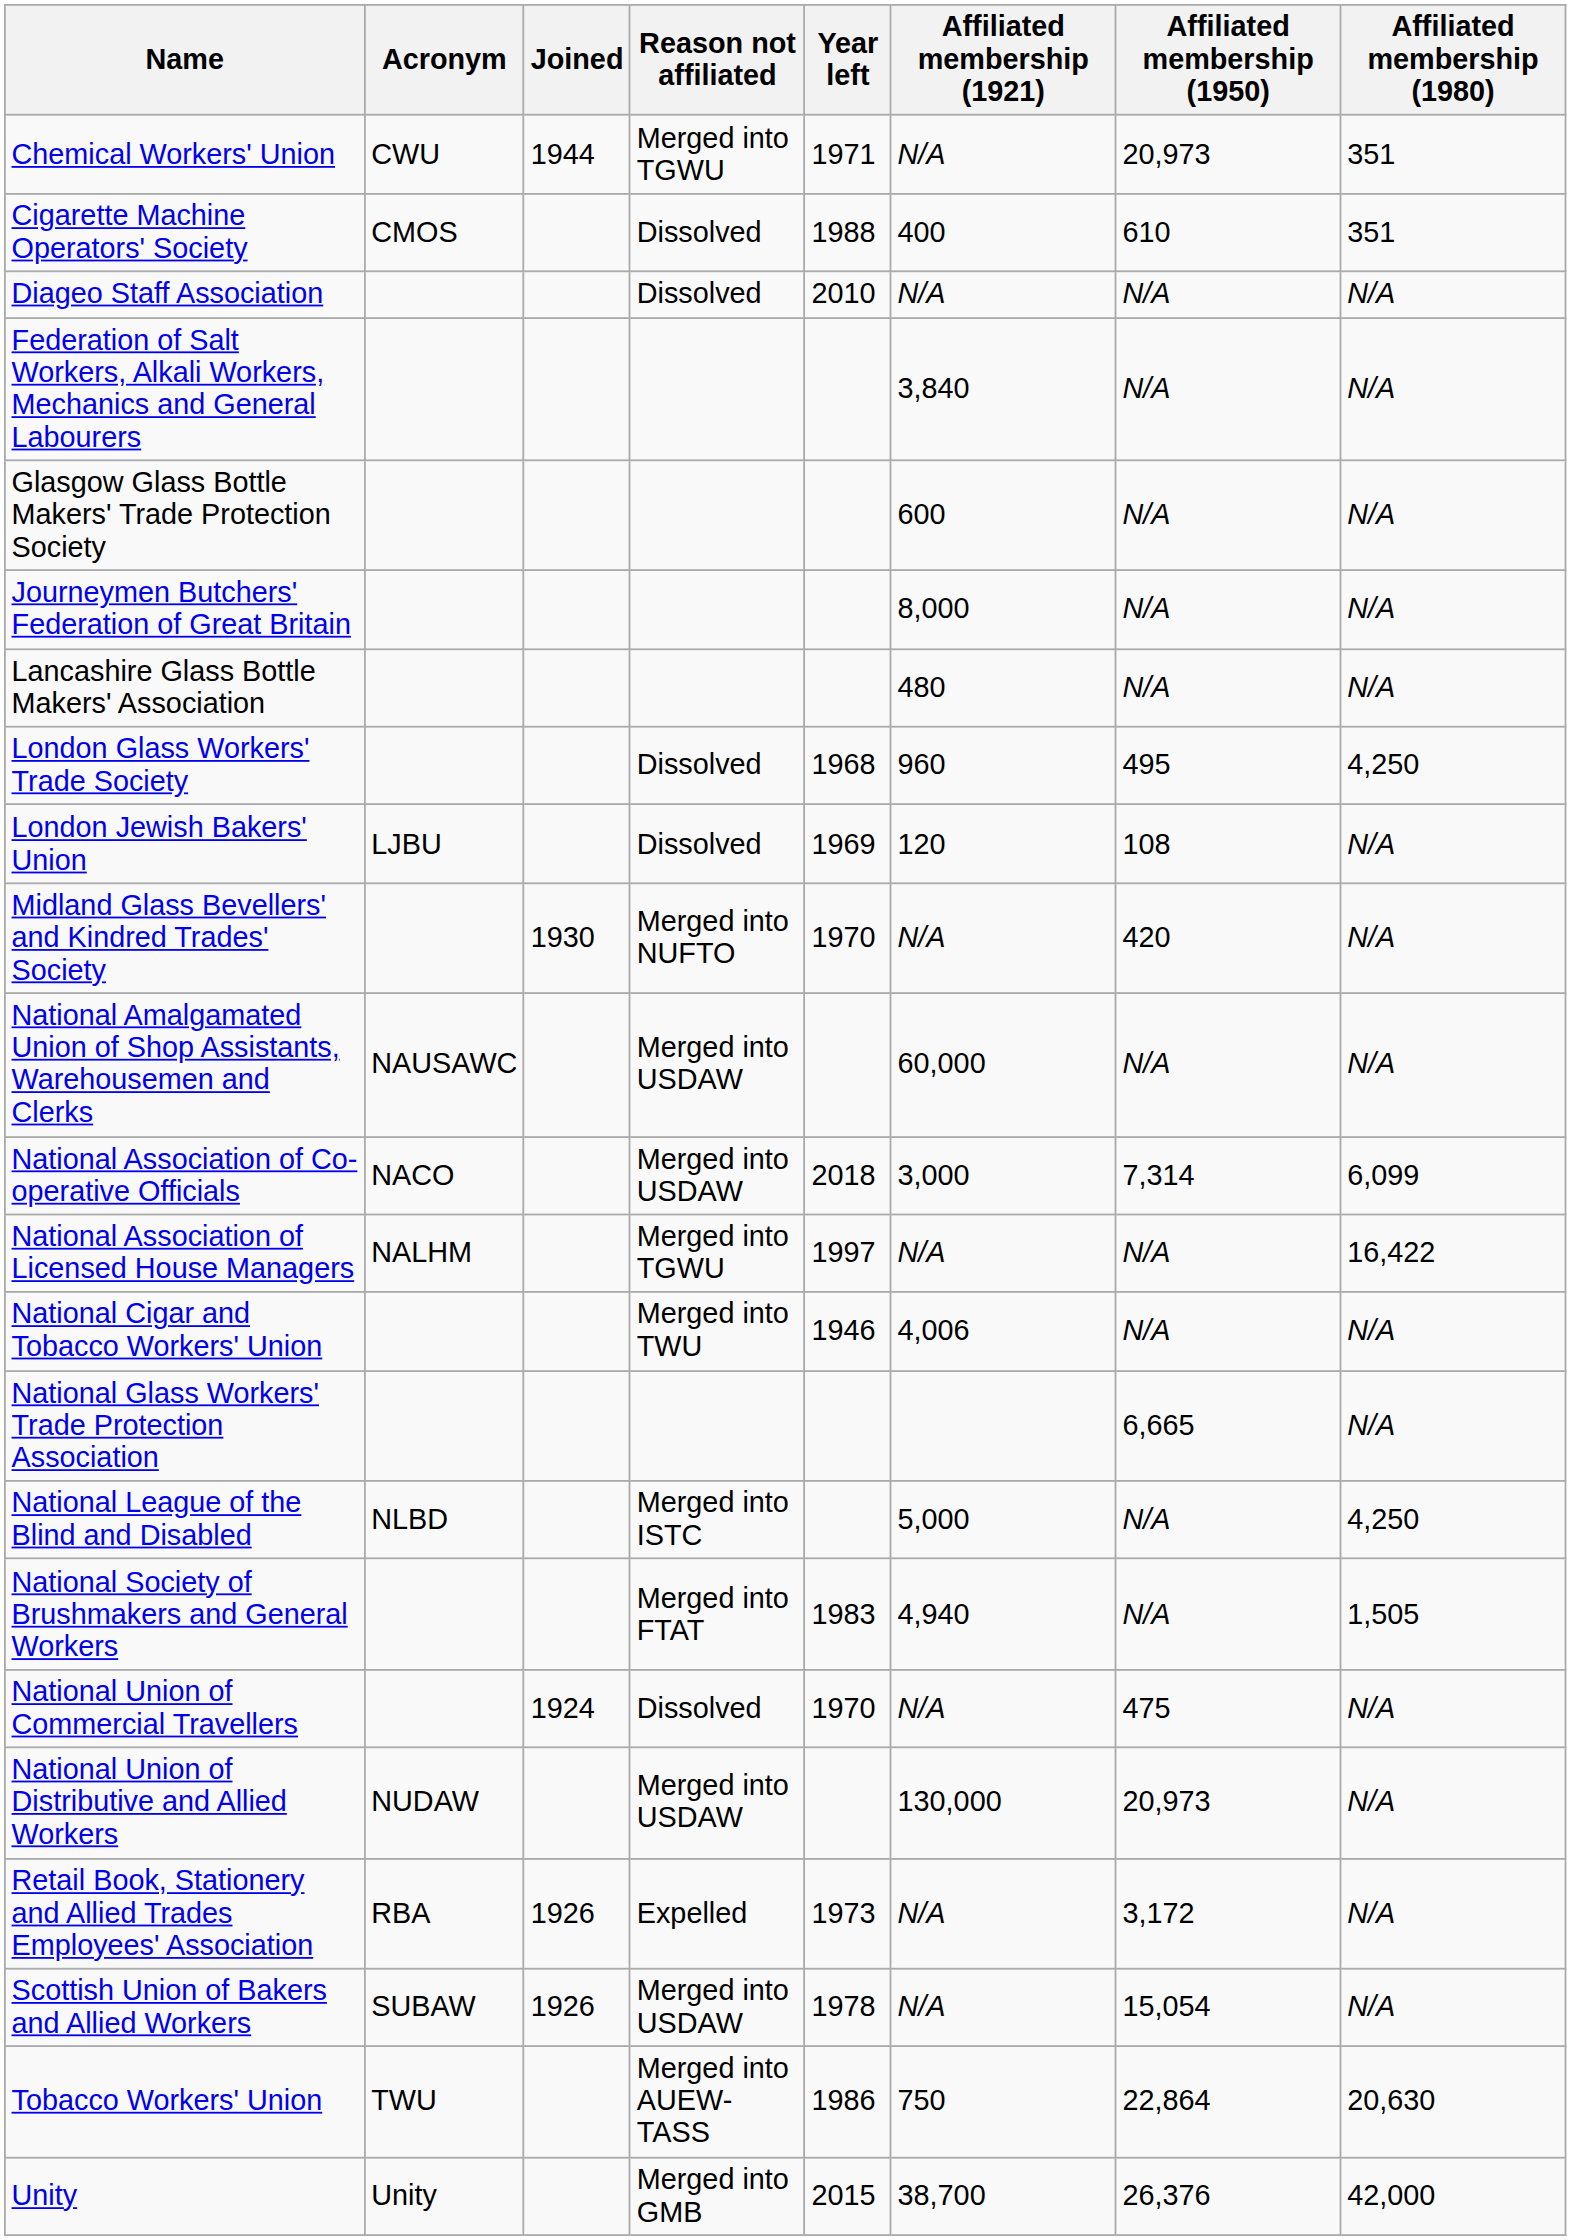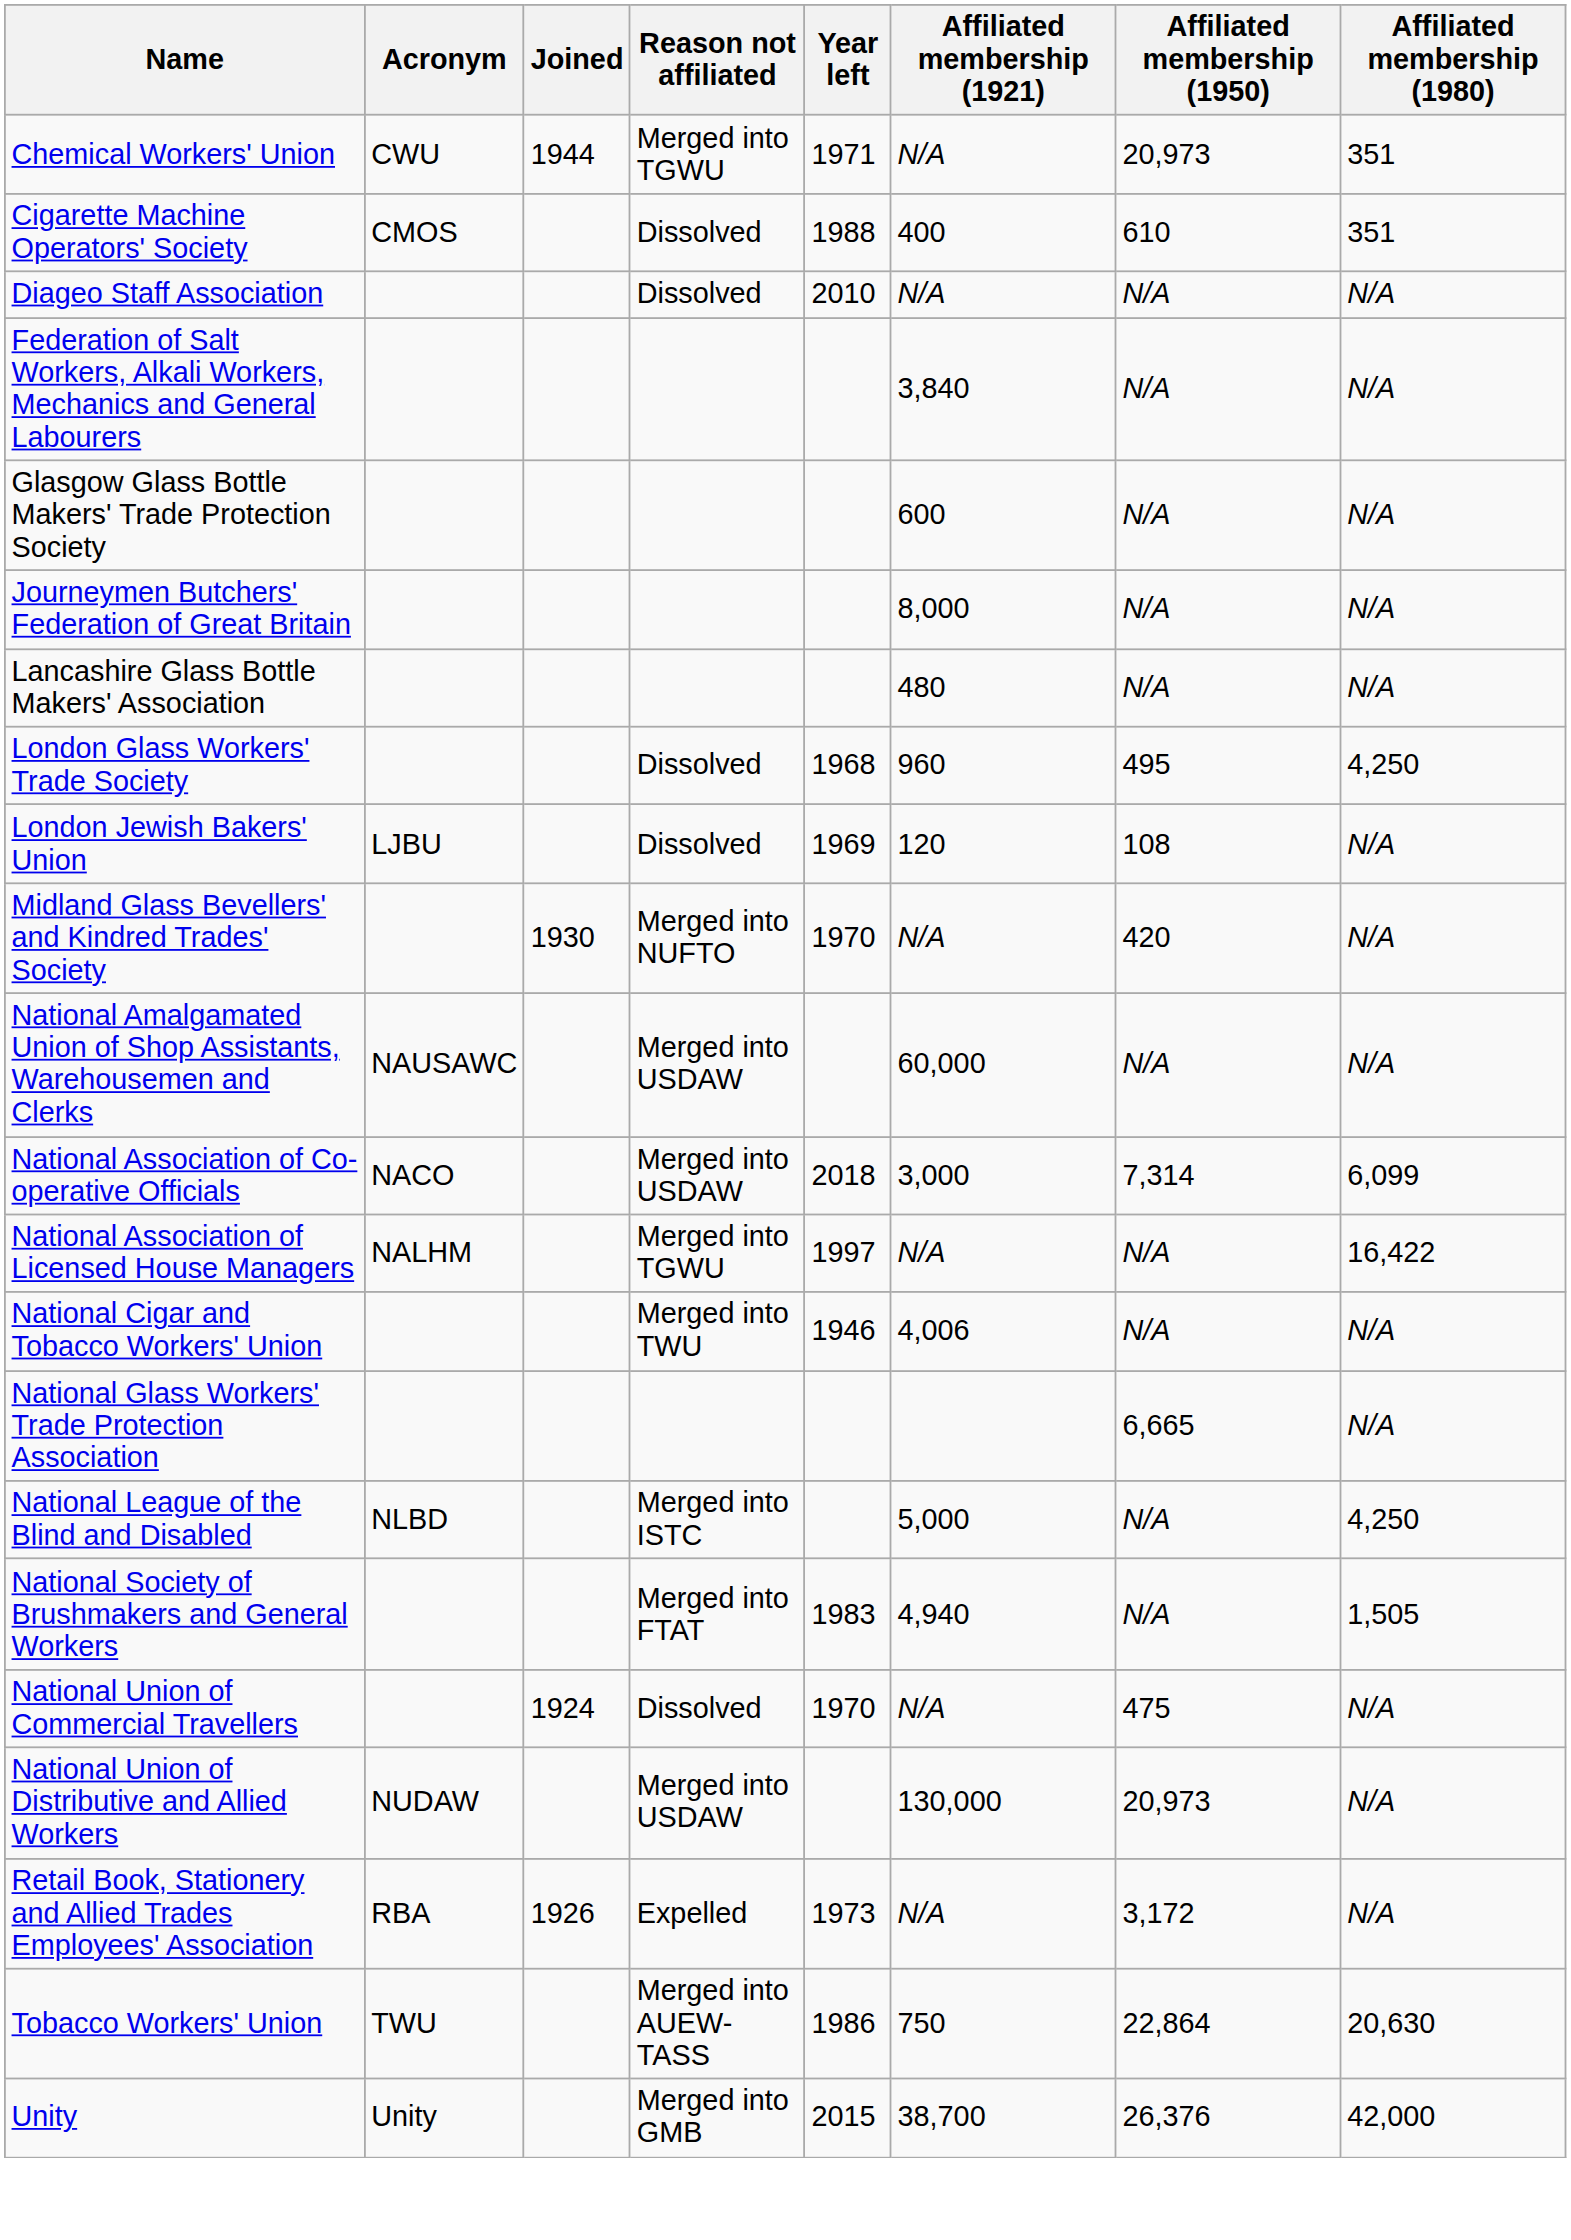- row: (169, 2007)
